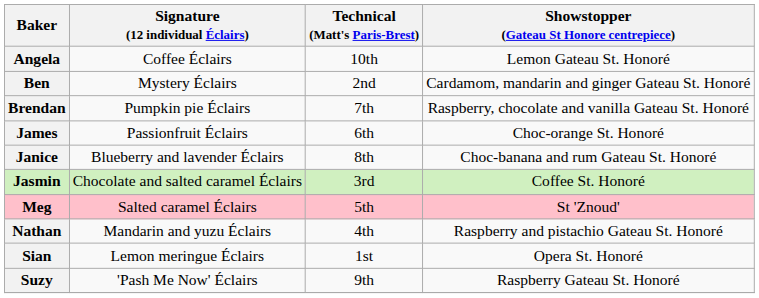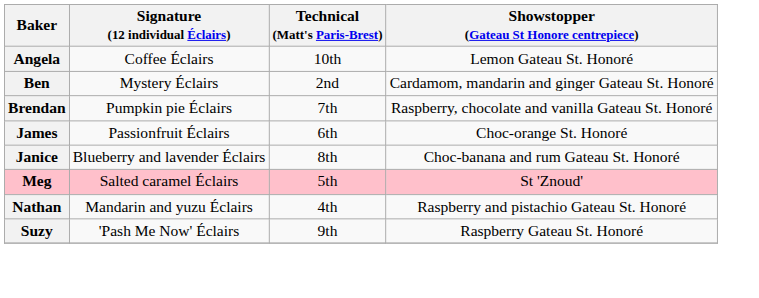- row: (37, 181)
- row: (37, 255)
